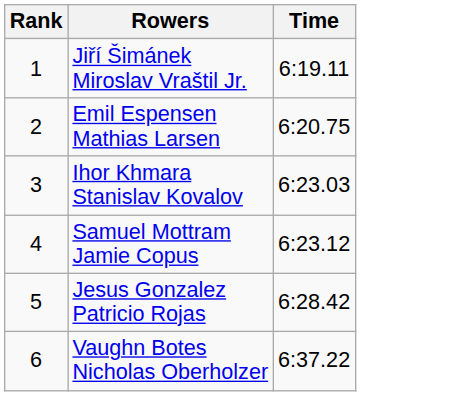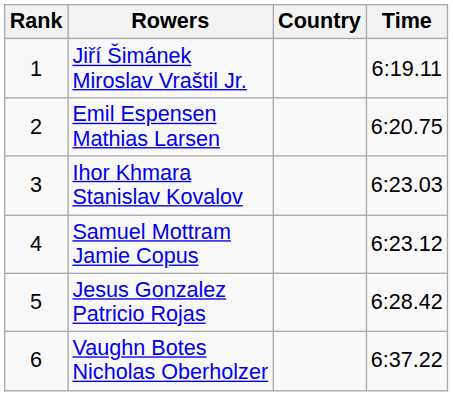+ column: (319, 21)
